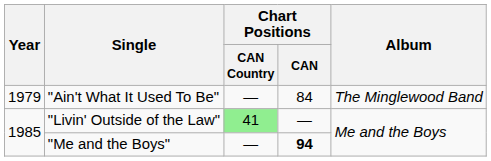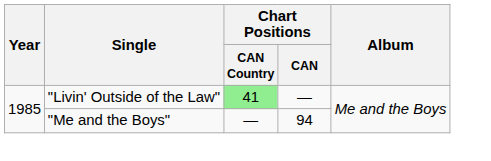- row: (133, 96)
(305, 144) bold -> (305, 120) normal
